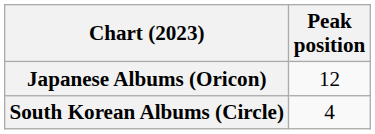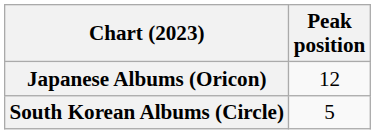(329, 111) 4 -> (329, 111) 5
